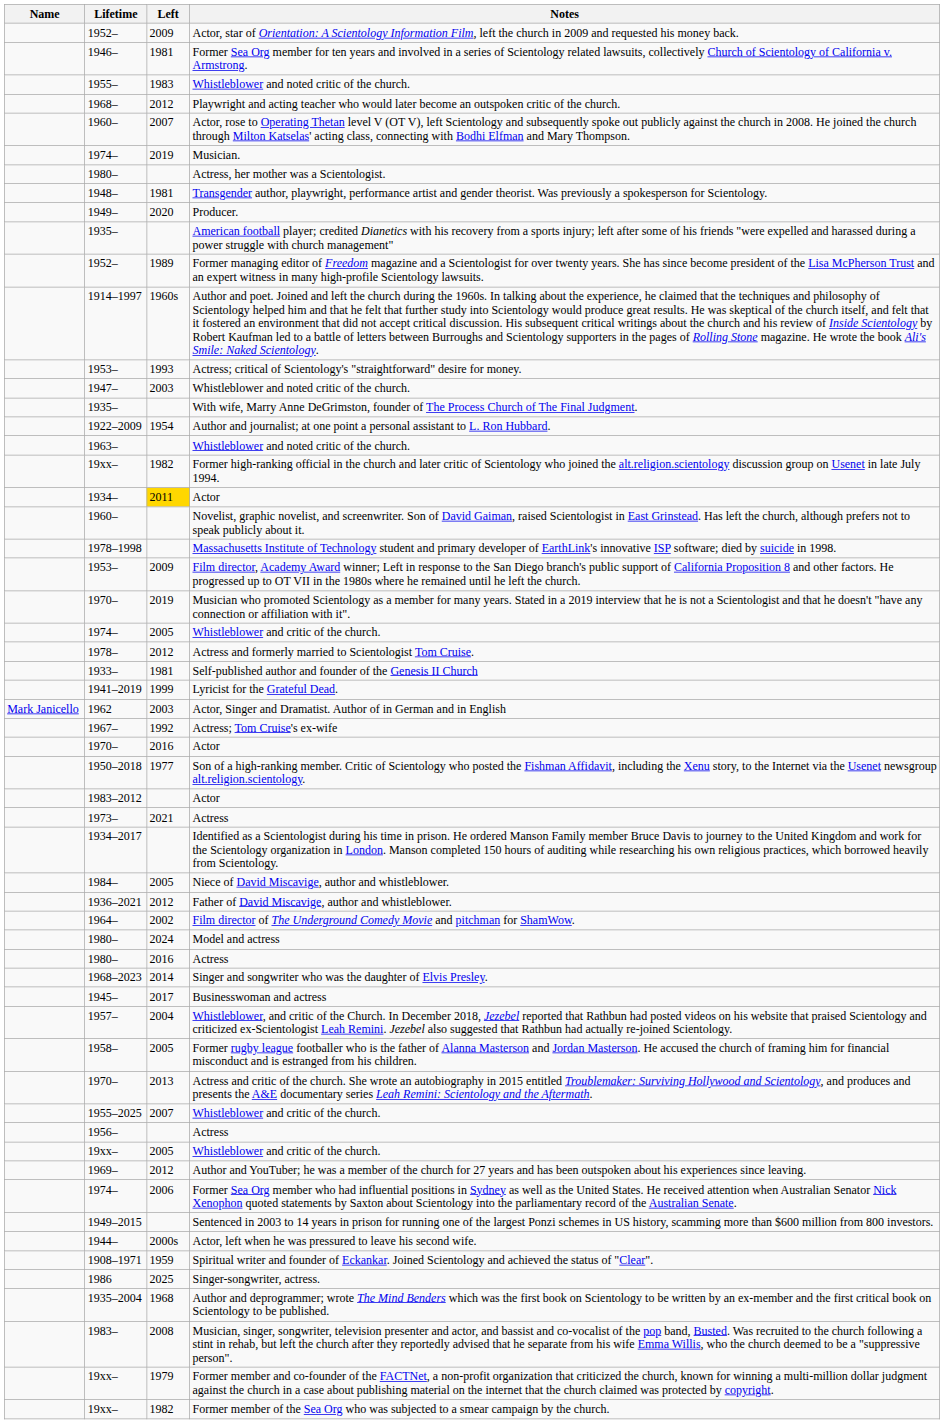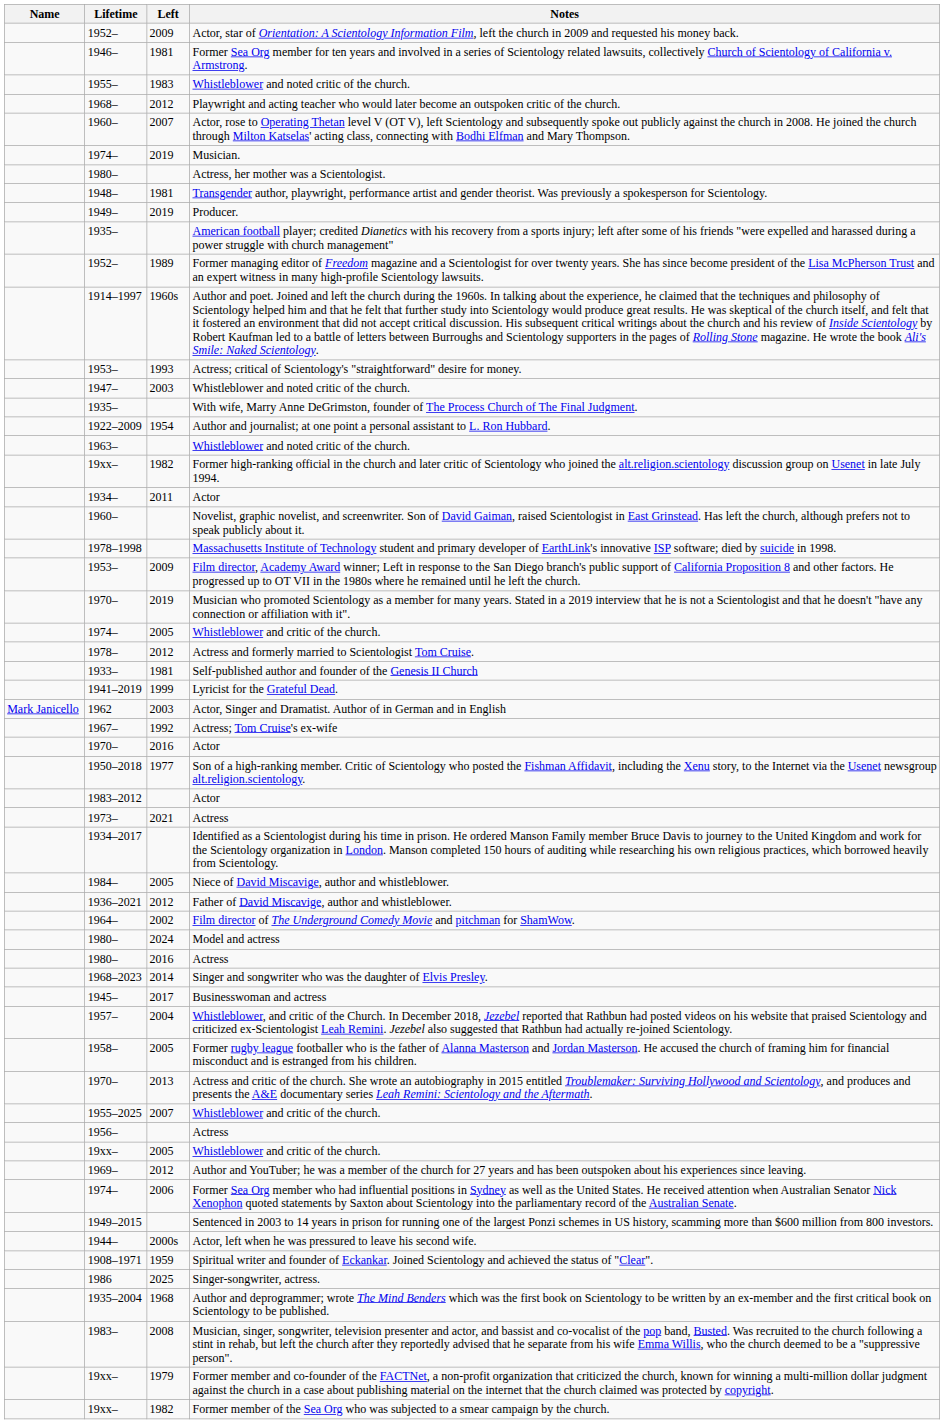(161, 212) 2020 -> (161, 212) 2019
(161, 497) gold background -> (161, 497) no background
